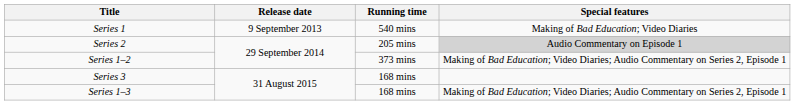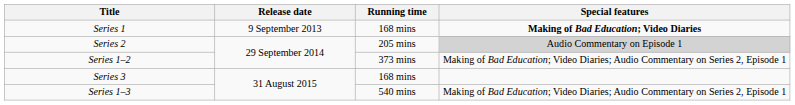(397, 28) 540 mins -> (397, 28) 168 mins
(615, 28) normal -> (615, 28) bold
(397, 92) 168 mins -> (397, 92) 540 mins
